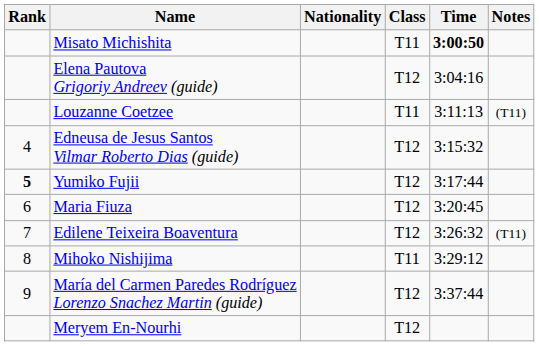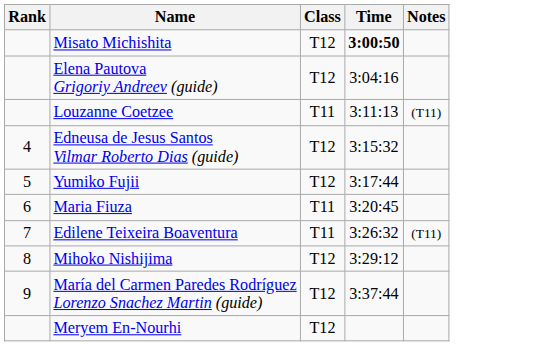- column: (343, 17)
(407, 42) T11 -> (322, 42) T12
(27, 181) bold -> (27, 181) normal
(407, 207) T12 -> (322, 207) T11
(407, 233) T12 -> (322, 233) T11
(407, 258) T11 -> (322, 258) T12
